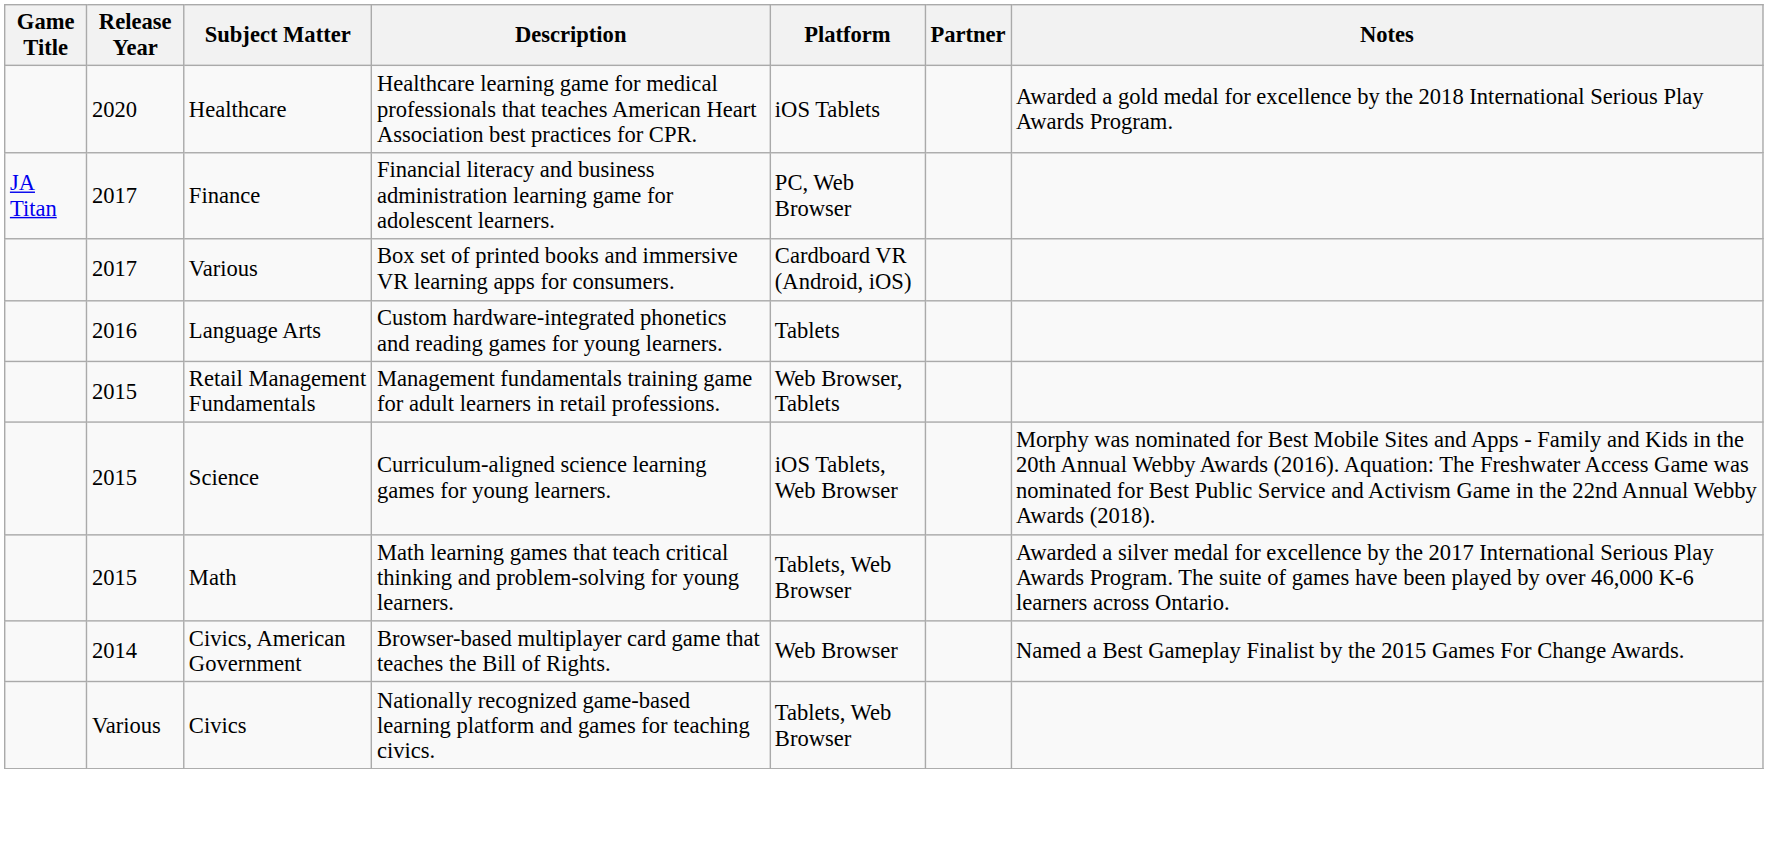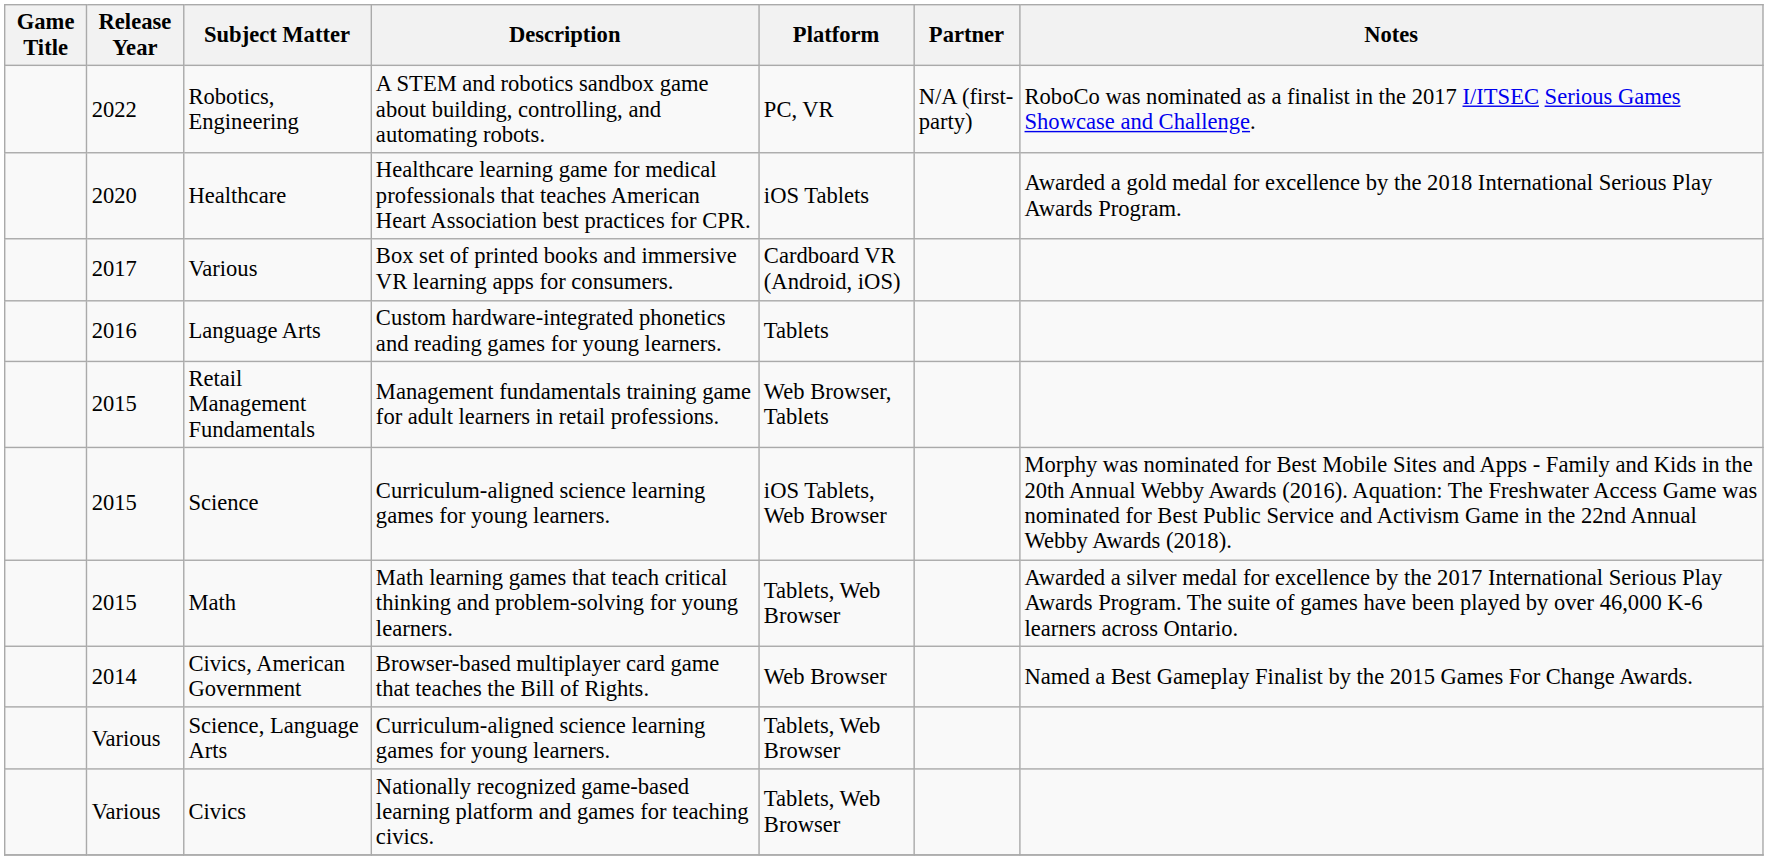+ row: (244, 108)
- row: (225, 195)
+ row: (274, 737)
